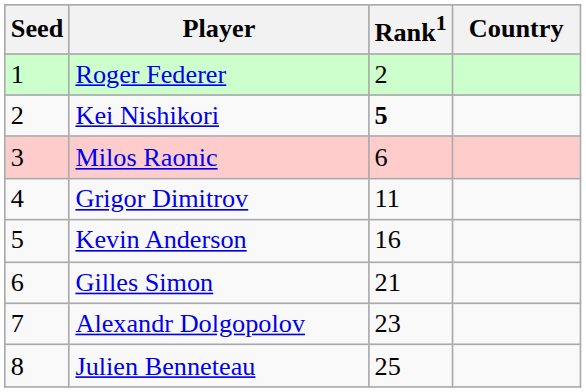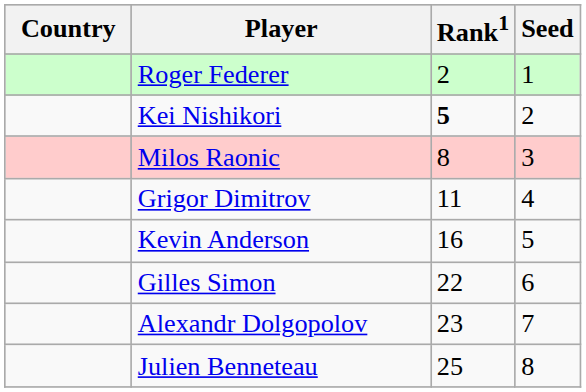columns swapped: (516, 28) <-> (37, 28)
(381, 157) 6 -> (443, 157) 8
(388, 282) 21 -> (450, 282) 22
